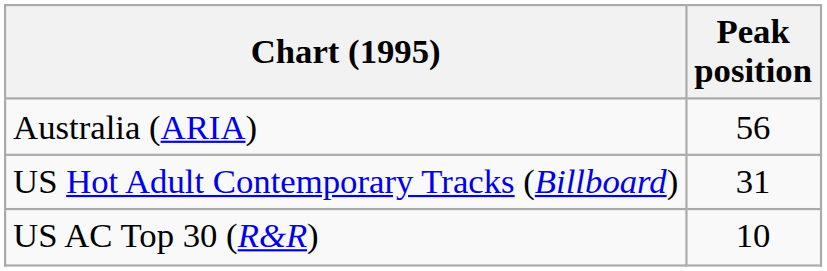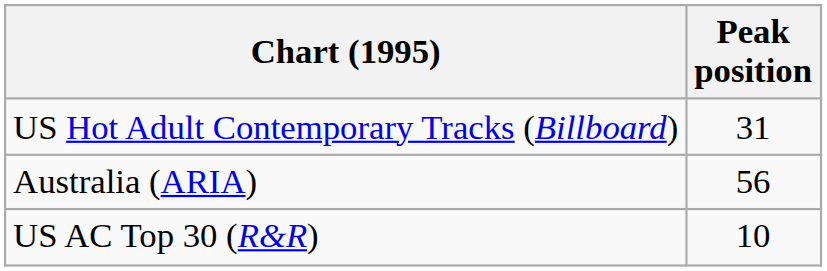rows swapped: (135, 126) <-> (346, 181)
